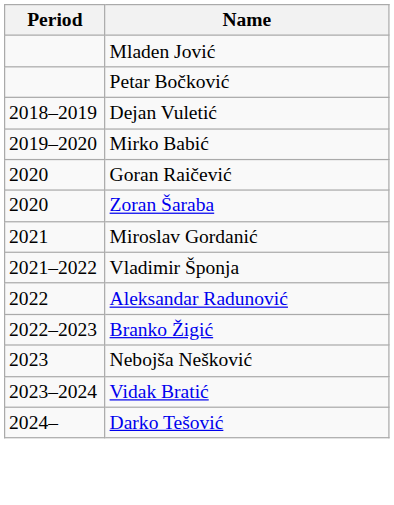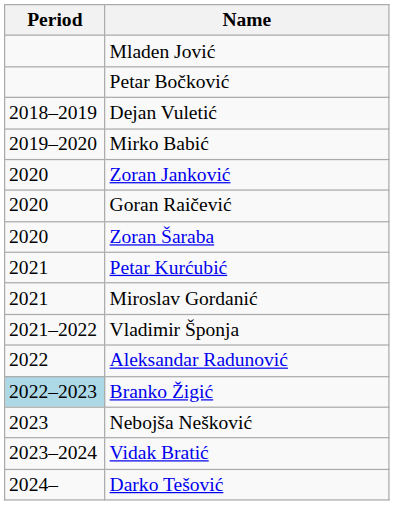+ row: (170, 174)
+ row: (168, 267)
(53, 329) no background -> (53, 391) lightblue background
